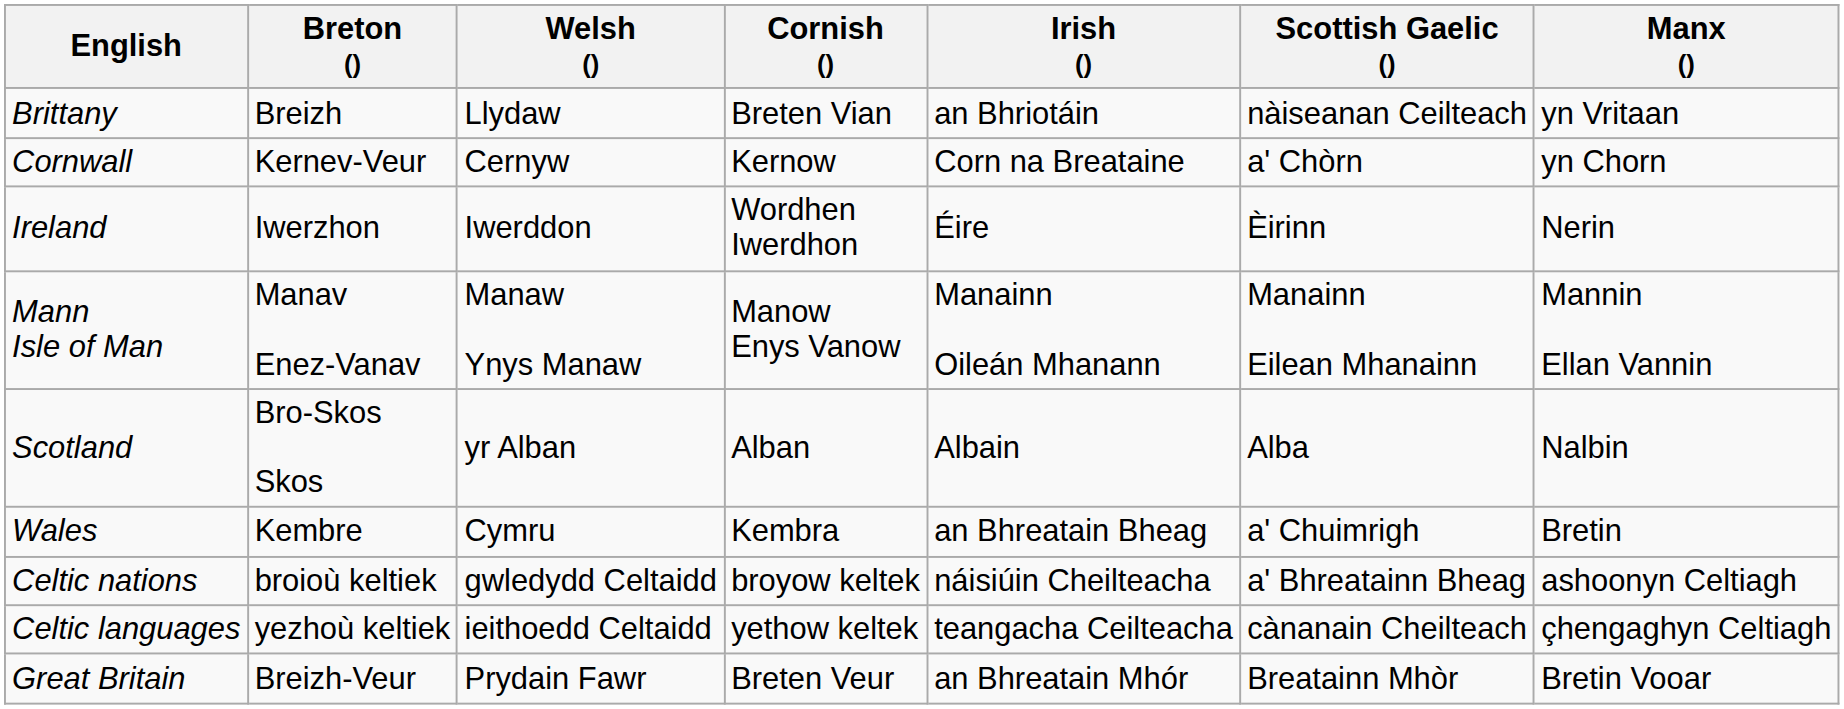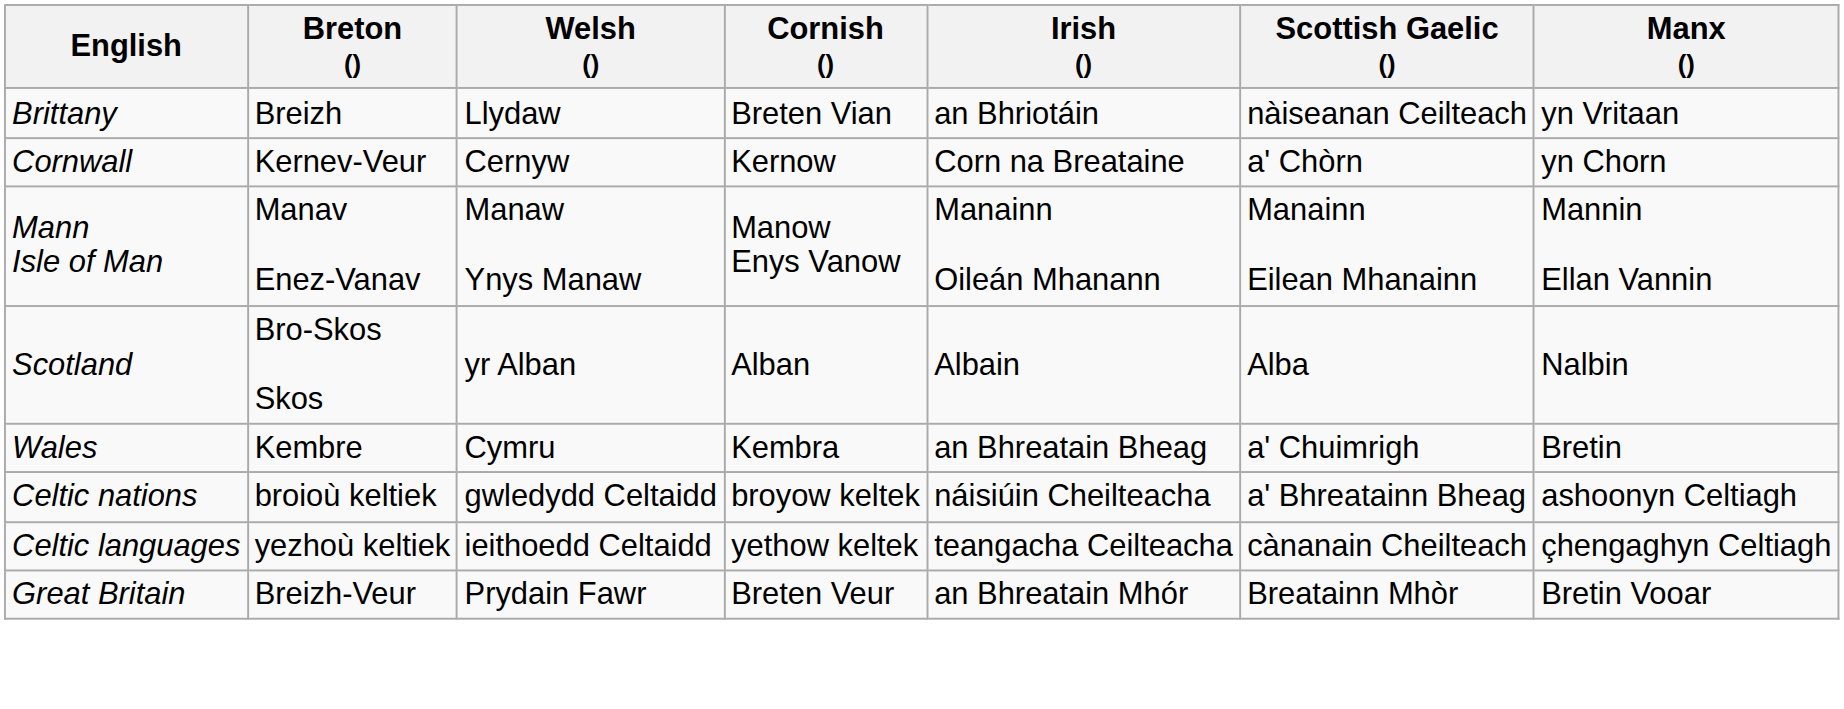- row: (59, 228)
